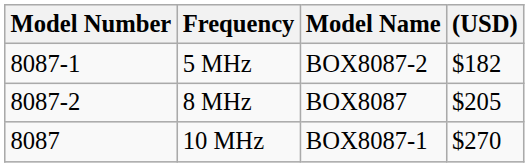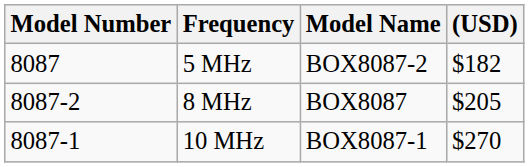(45, 63) 8087-1 -> (35, 63) 8087
(35, 141) 8087 -> (45, 141) 8087-1
